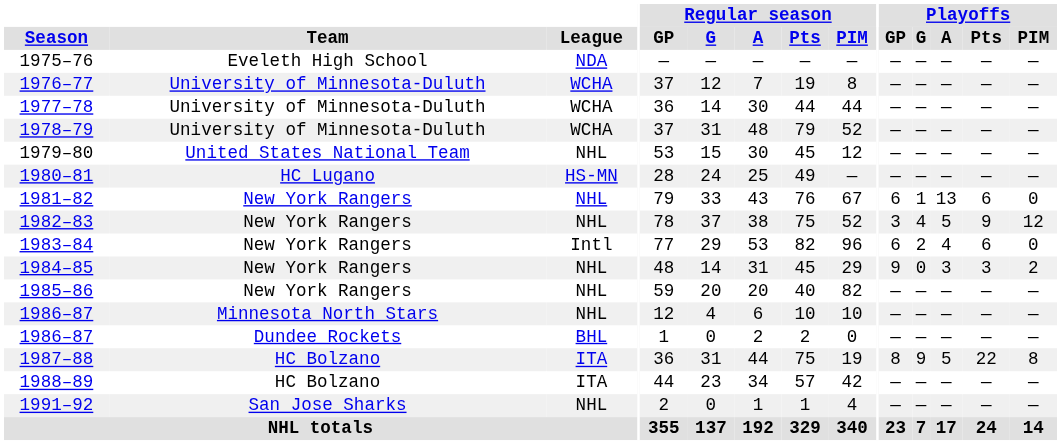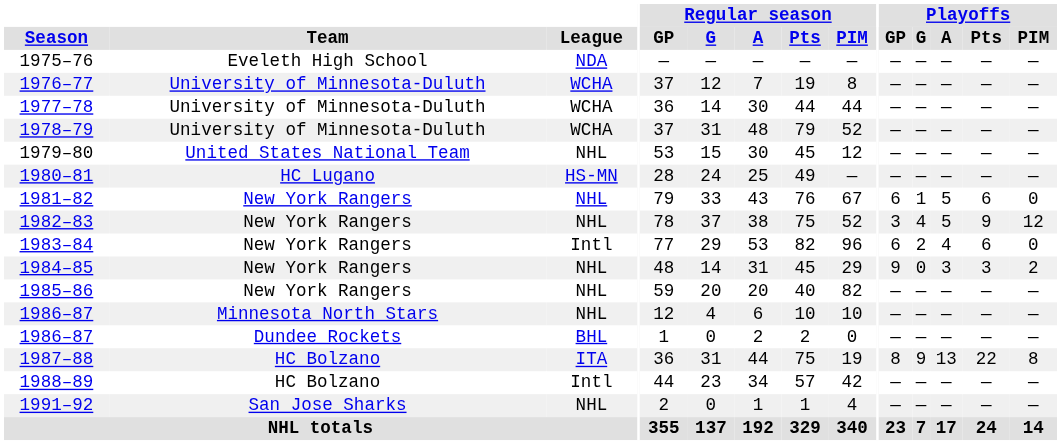(946, 199) 13 -> (946, 199) 5
(946, 360) 5 -> (946, 360) 13
(591, 383) ITA -> (591, 383) Intl
